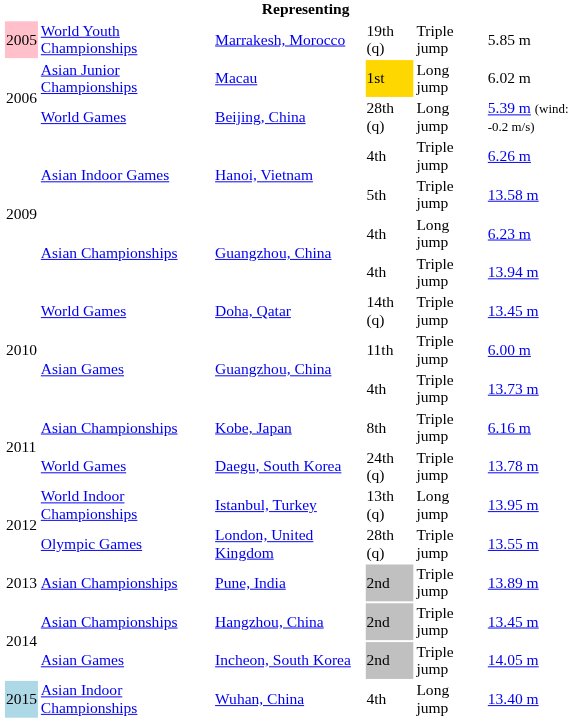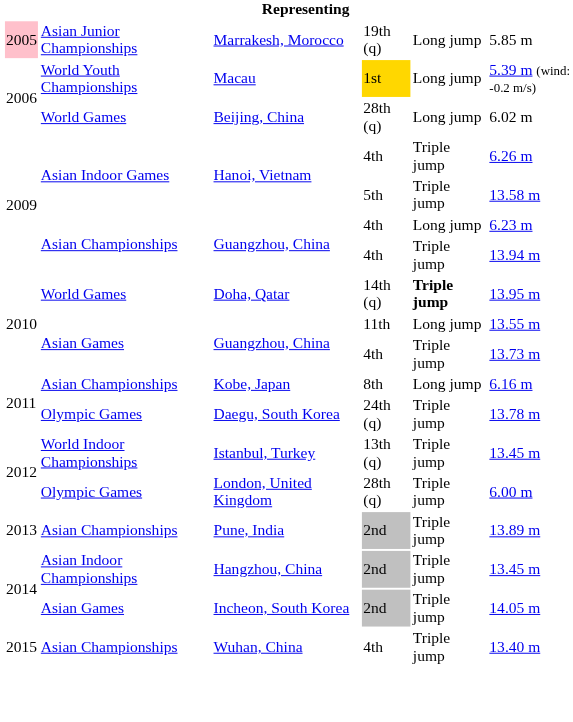(89, 39) World Youth Championships -> (89, 39) Asian Junior Championships
(435, 39) Triple jump -> (447, 39) Long jump
(89, 78) Asian Junior Championships -> (89, 78) World Youth Championships
(509, 78) 6.02 m -> (530, 78) 5.39 m (wind: -0.2 m/s)
(528, 117) 5.39 m (wind: -0.2 m/s) -> (511, 117) 6.02 m
(435, 311) normal -> (433, 293) bold
(513, 311) 13.45 m -> (515, 293) 13.95 m
(435, 350) Triple jump -> (447, 323) Long jump
(509, 350) 6.00 m -> (515, 323) 13.55 m
(435, 427) Triple jump -> (447, 384) Long jump
(84, 466) World Games -> (91, 414) Olympic Games
(433, 505) Long jump -> (432, 452) Triple jump
(513, 505) 13.95 m -> (515, 452) 13.45 m
(513, 544) 13.55 m -> (511, 491) 6.00 m
(109, 621) Asian Championships -> (89, 569) Asian Indoor Championships
(21, 699) lightblue background -> (21, 646) no background
(89, 699) Asian Indoor Championships -> (109, 646) Asian Championships
(433, 699) Long jump -> (432, 646) Triple jump
